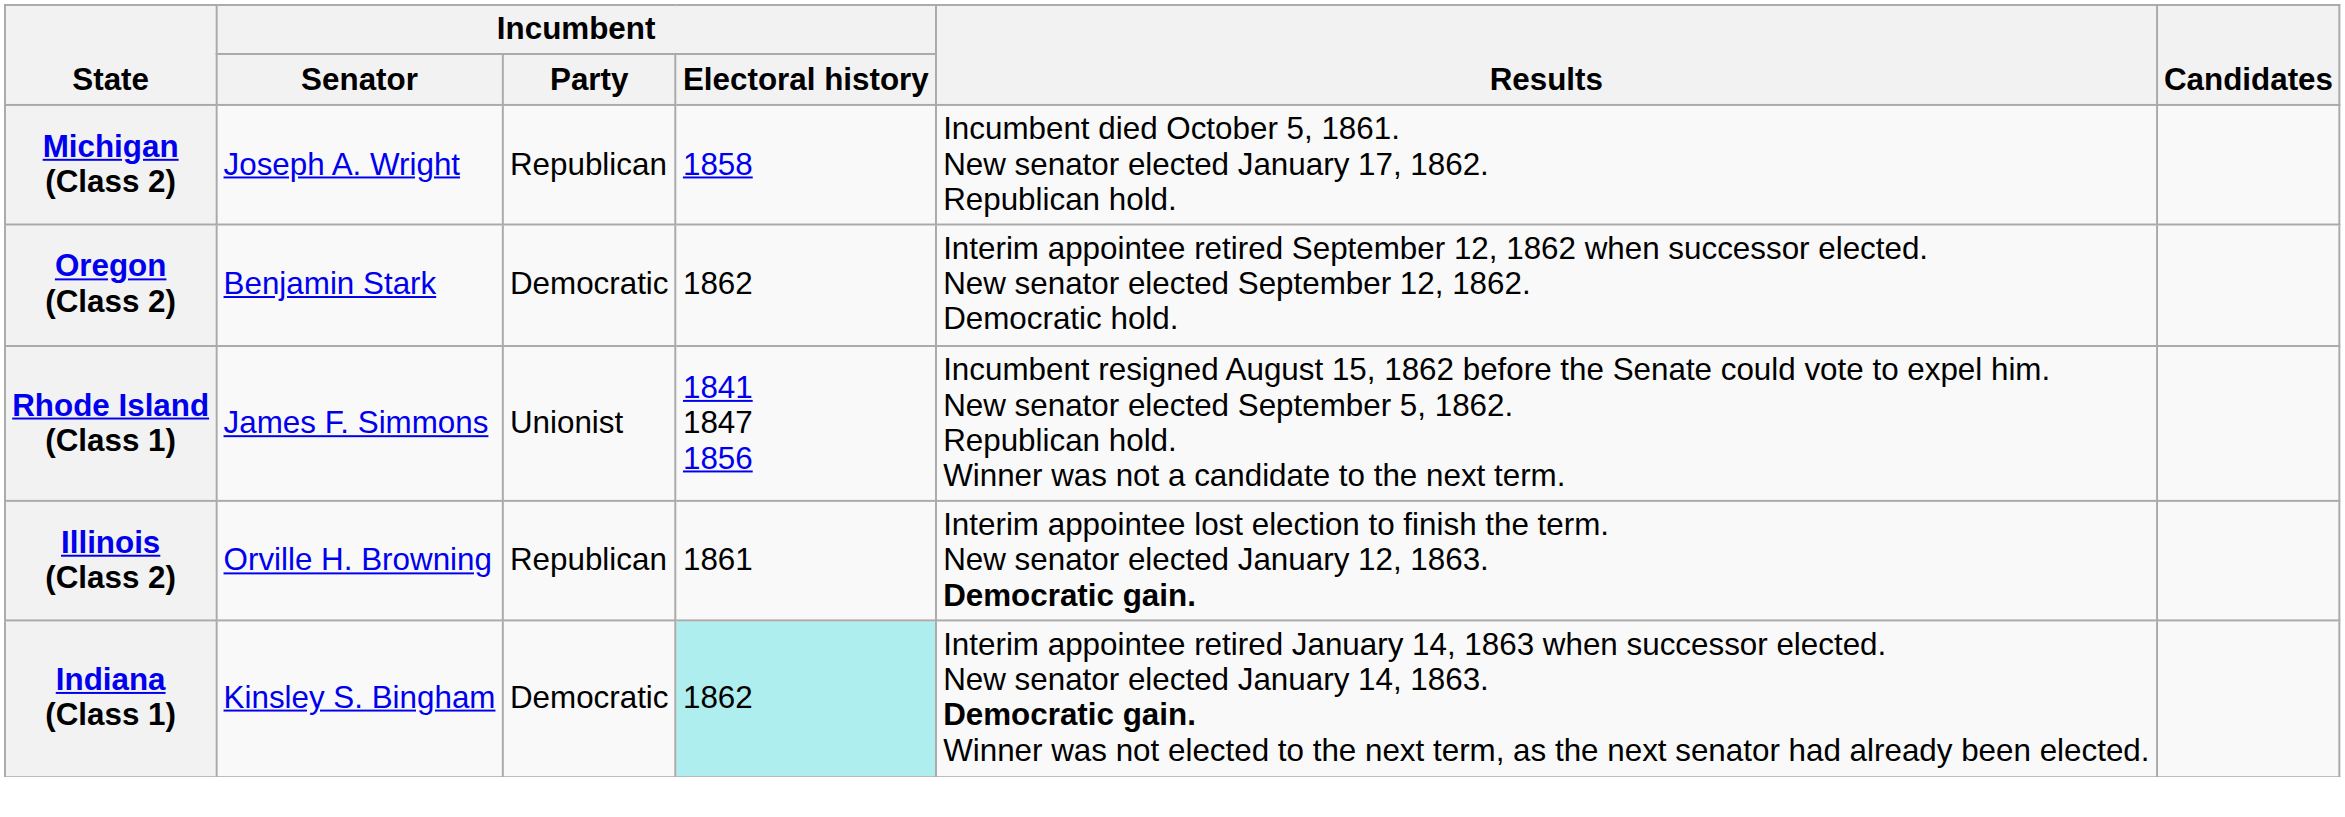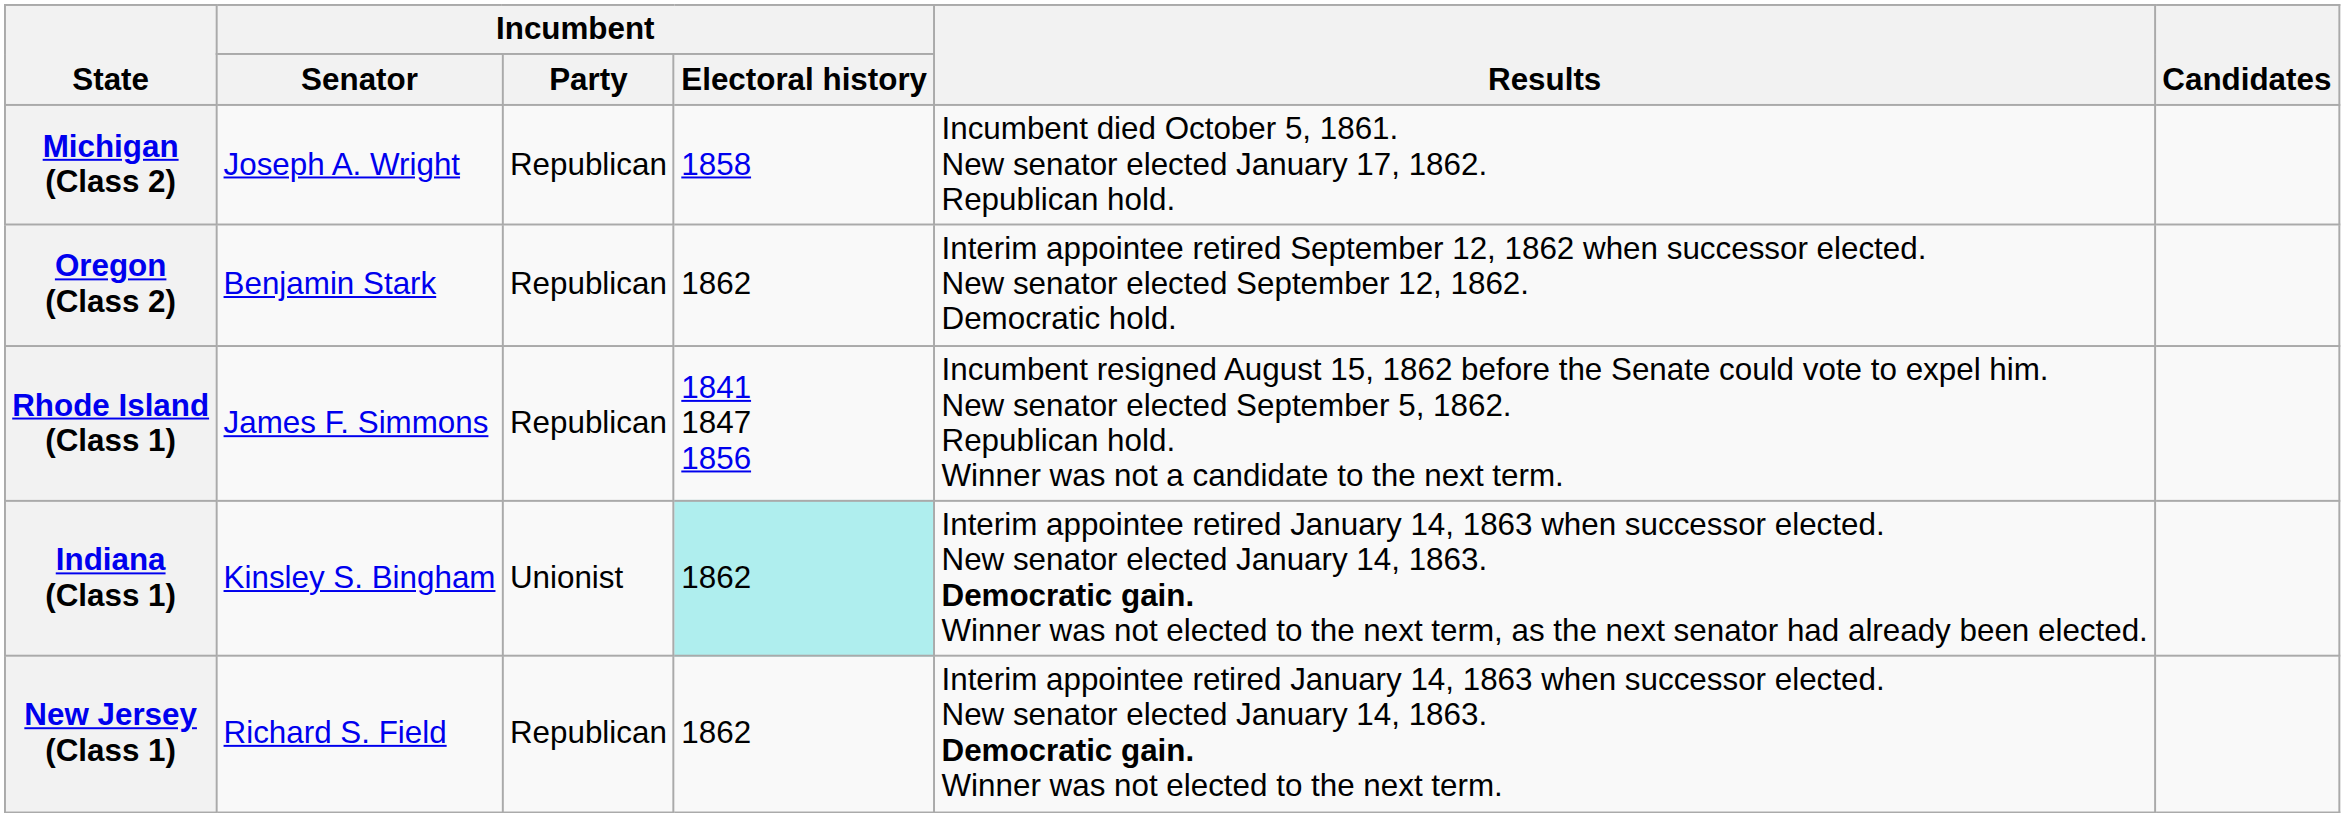(589, 284) Democratic -> (588, 284) Republican
(567, 422) Unionist -> (588, 422) Republican
- row: (111, 560)
(589, 698) Democratic -> (567, 577) Unionist
+ row: (111, 733)
